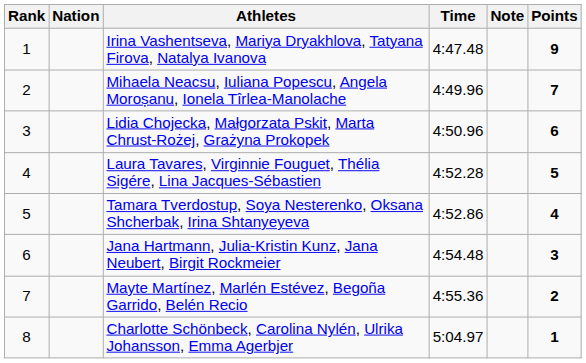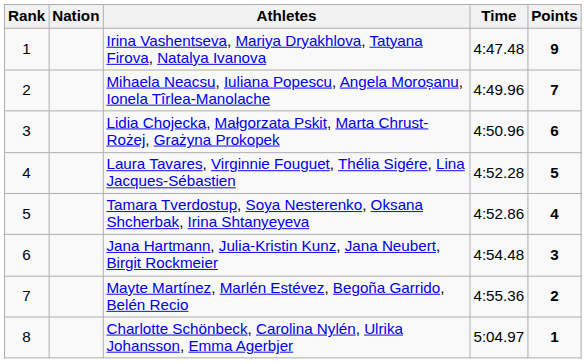- column: (507, 16)
